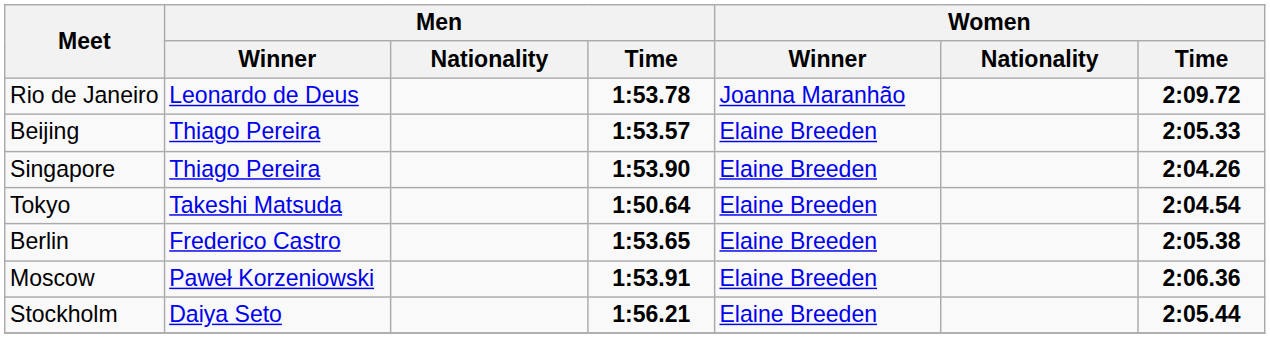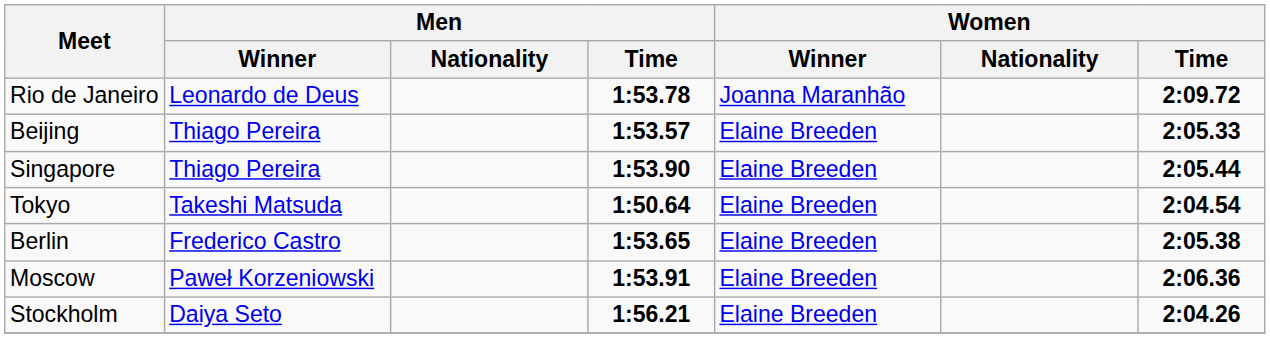(1202, 168) 2:04.26 -> (1202, 168) 2:05.44
(1202, 315) 2:05.44 -> (1202, 315) 2:04.26
